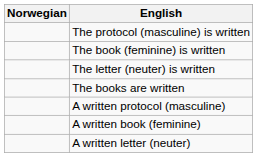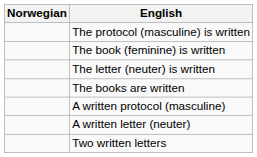- row: (136, 124)
+ row: (119, 143)
